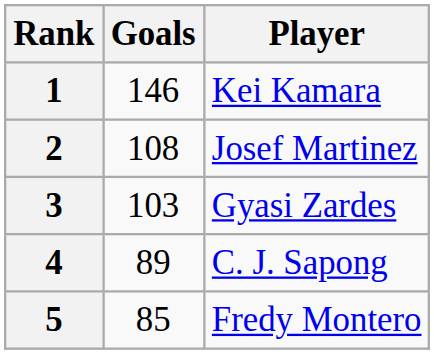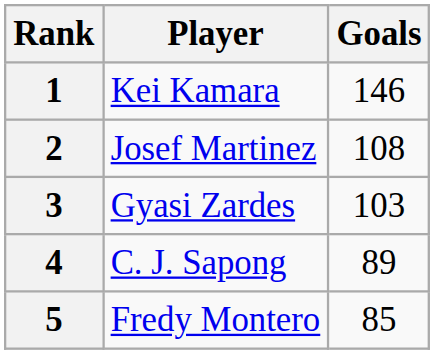columns swapped: (317, 33) <-> (153, 33)
